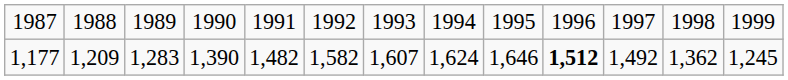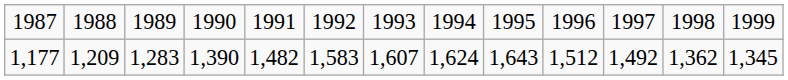(334, 57) 1,582 -> (334, 57) 1,583
(513, 57) 1,646 -> (513, 57) 1,643
(573, 57) bold -> (573, 57) normal
(753, 57) 1,245 -> (753, 57) 1,345
